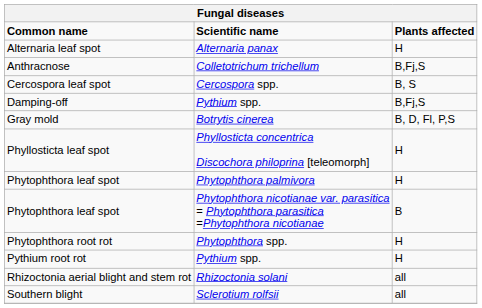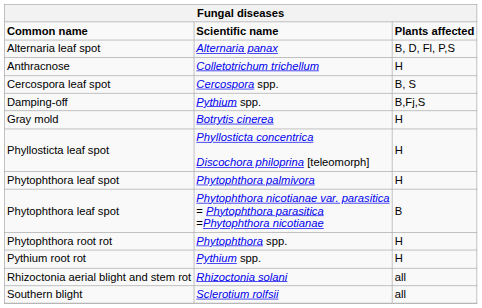(399, 48) H -> (425, 48) B, D, Fl, P,S
(410, 66) B,Fj,S -> (399, 66) H
(425, 119) B, D, Fl, P,S -> (399, 119) H
